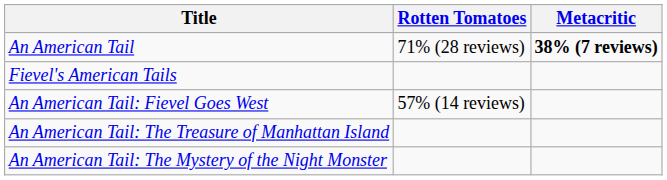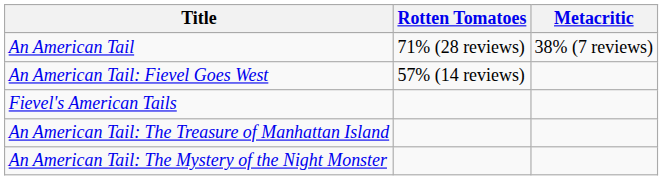(596, 47) bold -> (594, 47) normal
rows swapped: (139, 103) <-> (93, 75)
